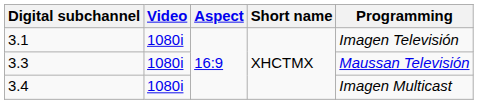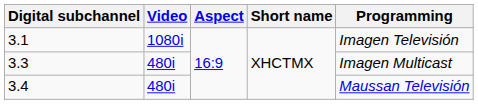(165, 63) 1080i -> (161, 63) 480i
(404, 63) Maussan Televisión -> (396, 63) Imagen Multicast
(165, 87) 1080i -> (161, 87) 480i
(396, 87) Imagen Multicast -> (404, 87) Maussan Televisión
